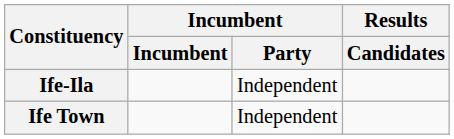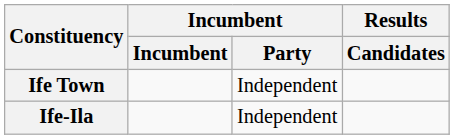rows swapped: (66, 117) <-> (66, 85)
